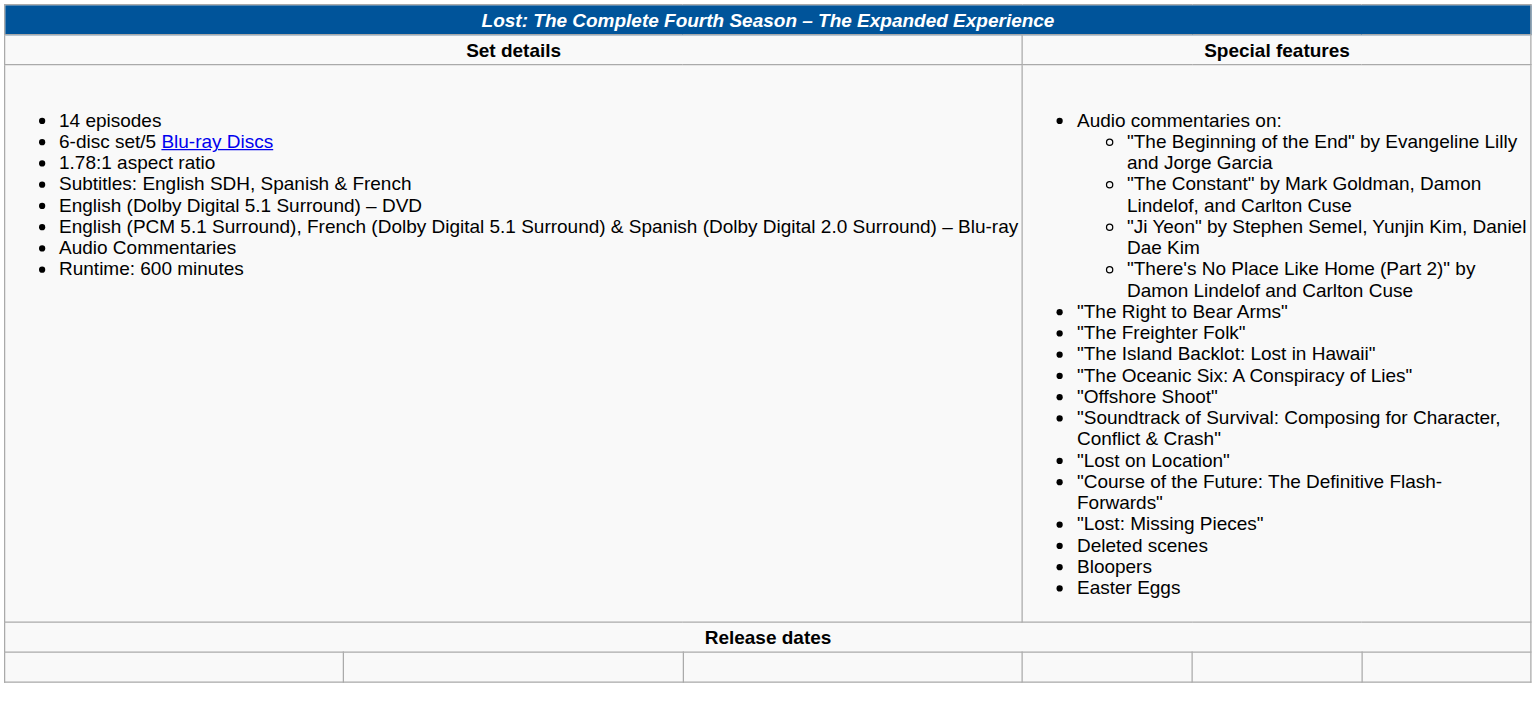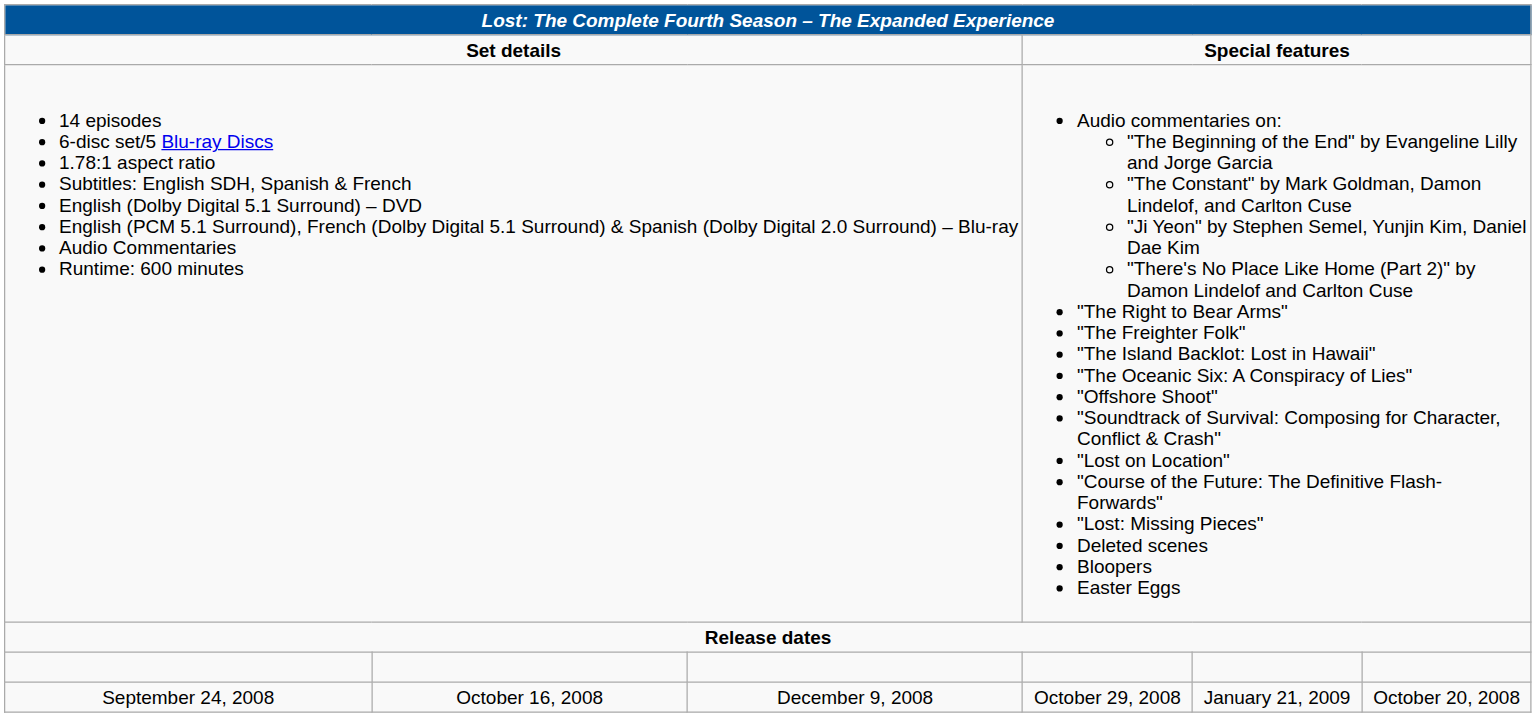+ row: (188, 697)
